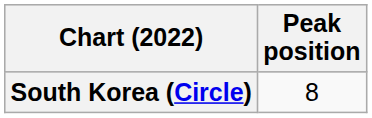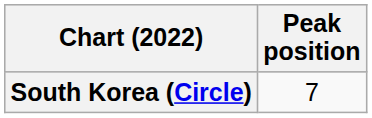(312, 91) 8 -> (312, 91) 7
